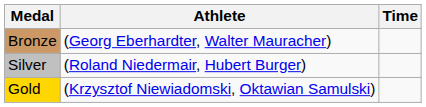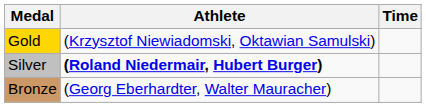rows swapped: (24, 89) <-> (32, 41)
(185, 65) normal -> (193, 65) bold
